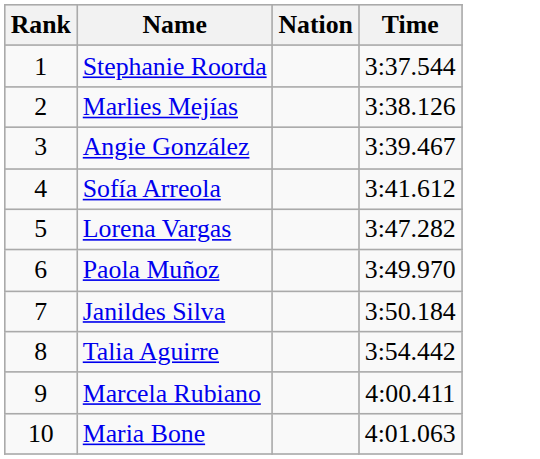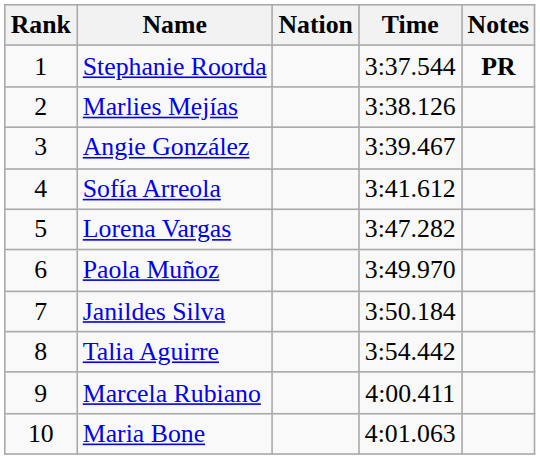+ column: (498, 24)
